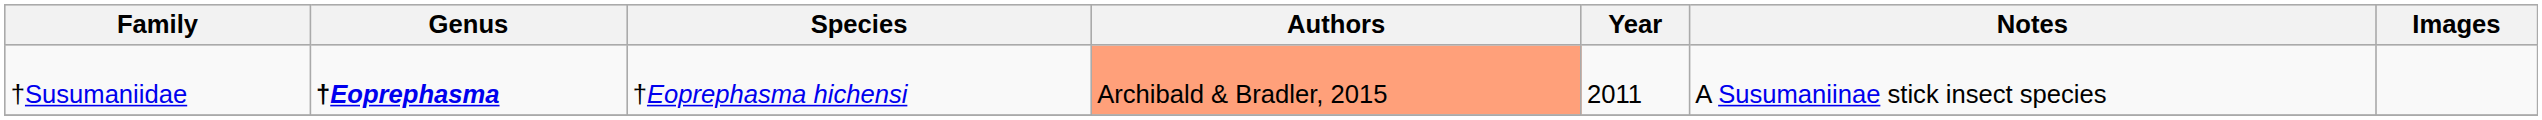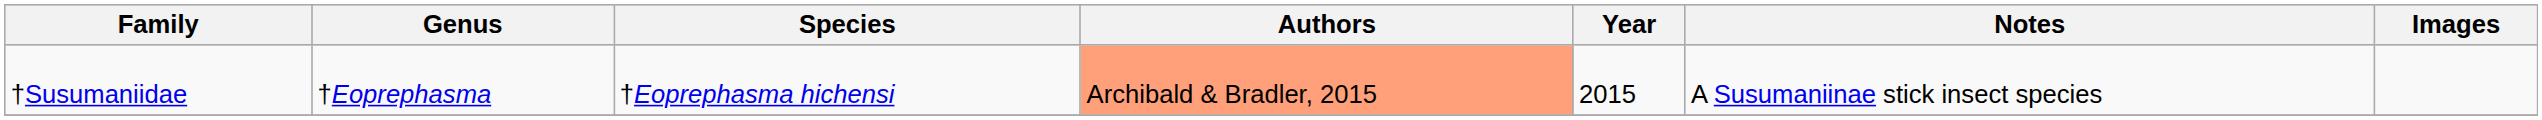(408, 94) bold -> (404, 94) normal
(1614, 94) 2011 -> (1607, 94) 2015
